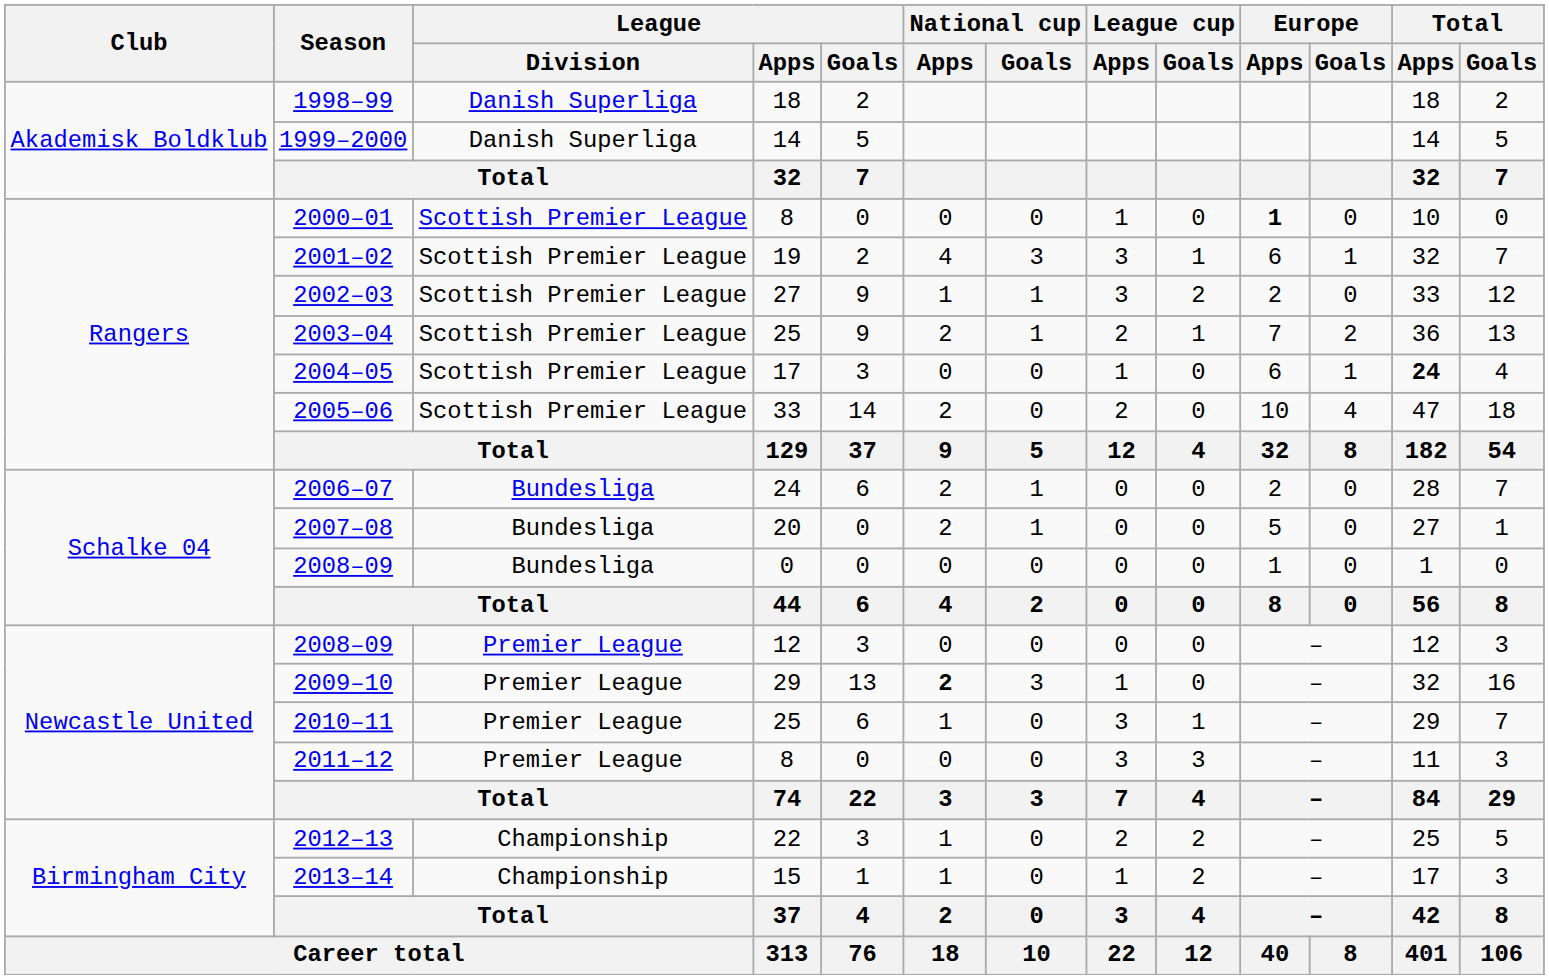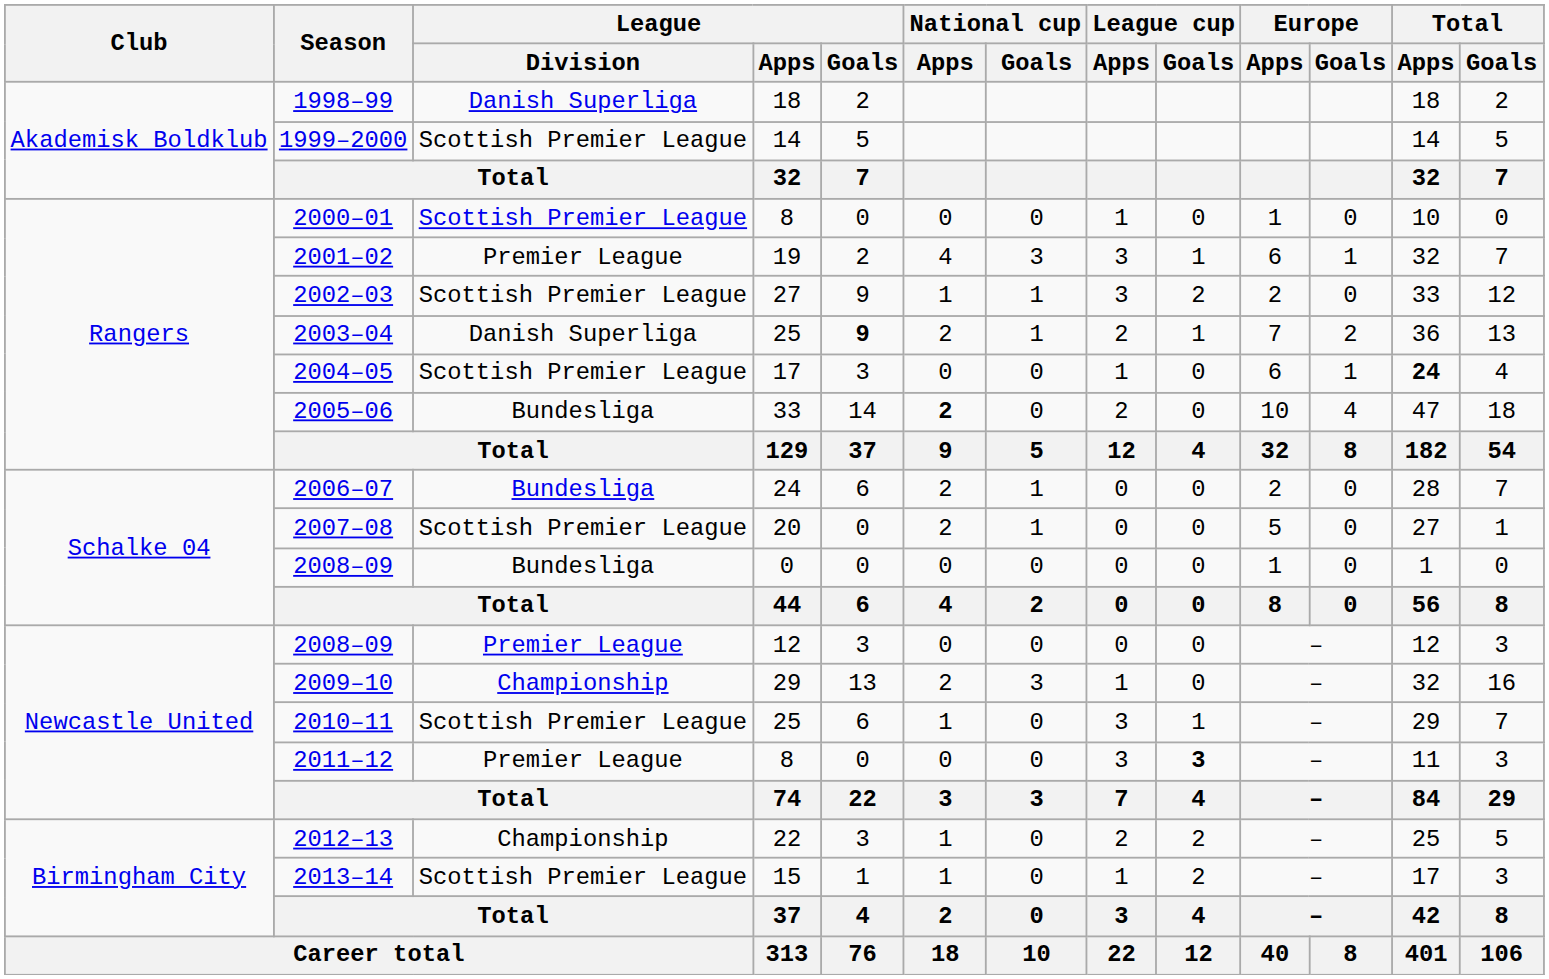(583, 141) Danish Superliga -> (583, 141) Scottish Premier League
(1275, 218) bold -> (1275, 218) normal
(583, 257) Scottish Premier League -> (583, 257) Premier League
(583, 334) Scottish Premier League -> (583, 334) Danish Superliga
(863, 334) normal -> (863, 334) bold
(583, 412) Scottish Premier League -> (583, 412) Bundesliga
(945, 412) normal -> (945, 412) bold
(583, 528) Bundesliga -> (583, 528) Scottish Premier League
(583, 683) Premier League -> (583, 683) Championship
(945, 683) bold -> (945, 683) normal
(583, 722) Premier League -> (583, 722) Scottish Premier League
(1199, 761) normal -> (1199, 761) bold
(583, 877) Championship -> (583, 877) Scottish Premier League
